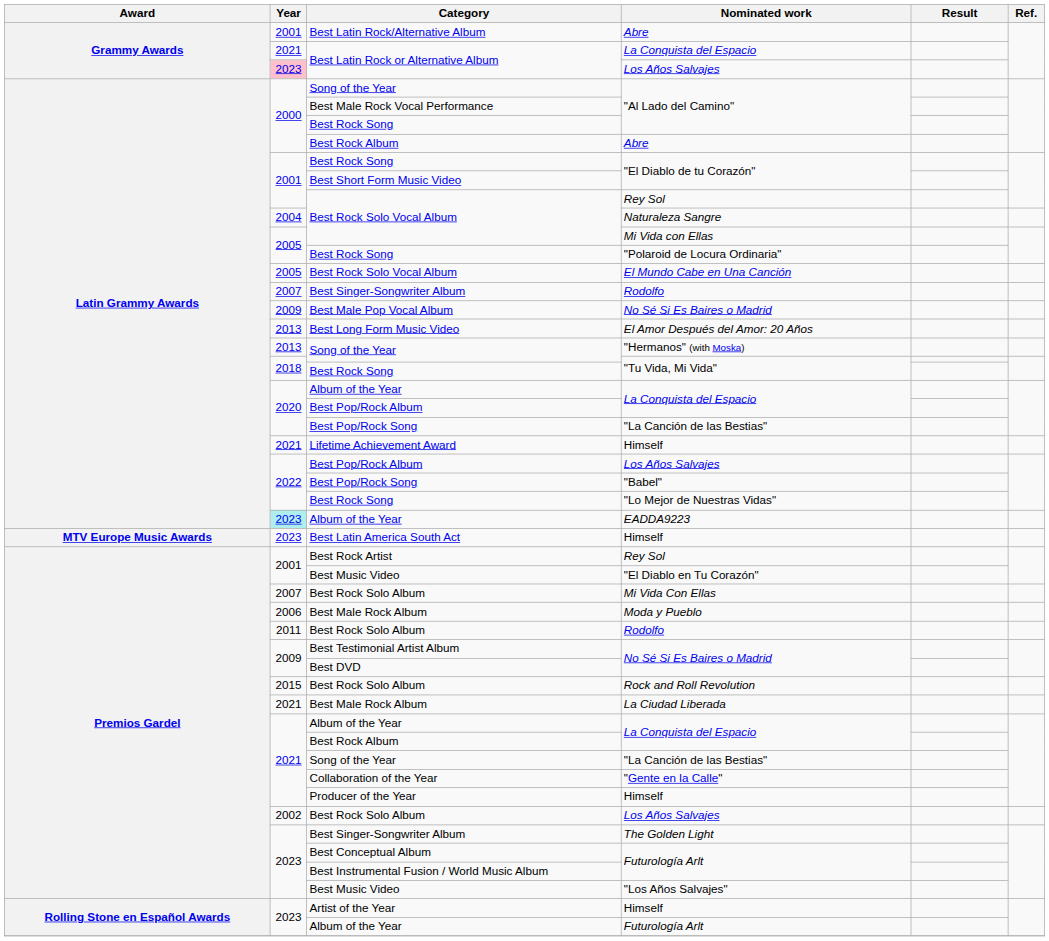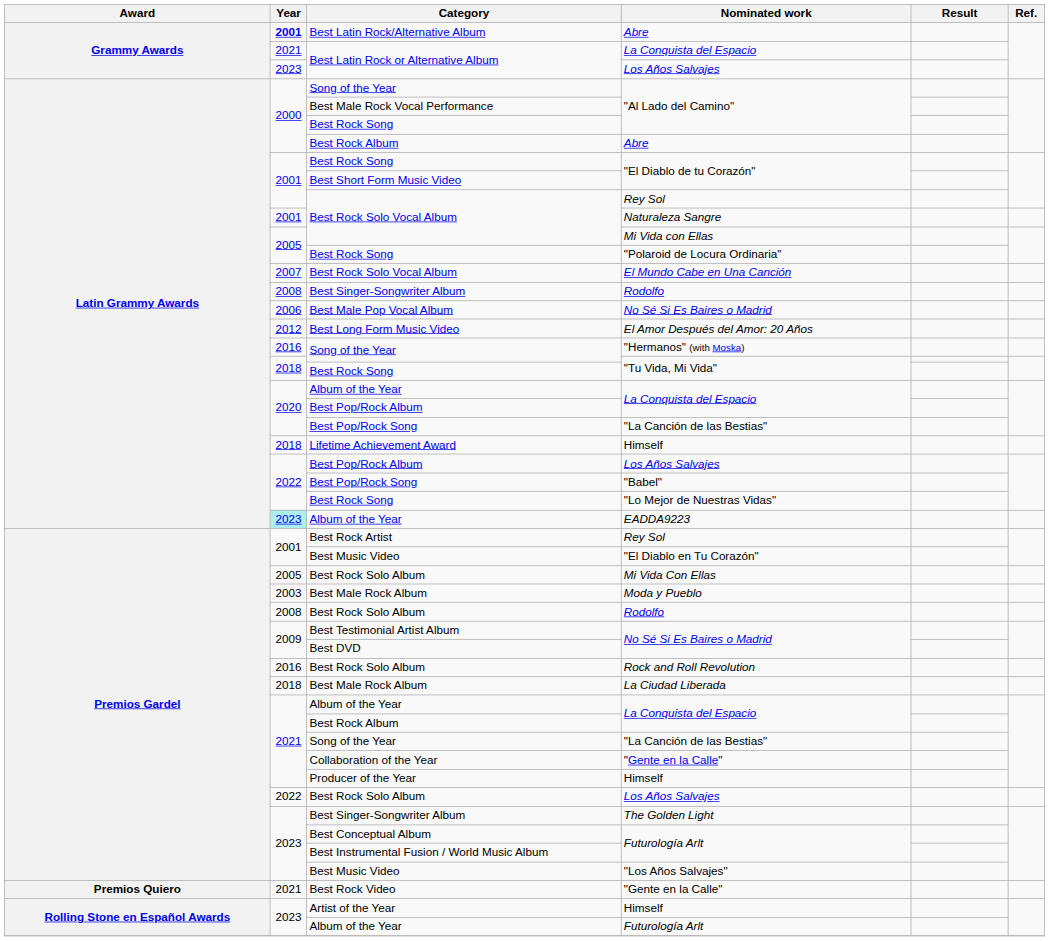(289, 32) normal -> (289, 32) bold
(289, 69) pink background -> (289, 69) no background
(289, 217) 2004 -> (289, 217) 2001
(289, 273) 2005 -> (289, 273) 2007
(289, 291) 2007 -> (289, 291) 2008
(289, 310) 2009 -> (289, 310) 2006
(289, 328) 2013 -> (289, 328) 2012
(289, 347) 2013 -> (289, 347) 2016
(289, 445) 2021 -> (289, 445) 2018
- row: (385, 537)
(289, 593) 2007 -> (289, 574) 2005
(289, 611) 2006 -> (289, 593) 2003
(289, 630) 2011 -> (289, 611) 2008
(289, 686) 2015 -> (289, 667) 2016
(289, 704) 2021 -> (289, 686) 2018
(289, 815) 2002 -> (289, 797) 2022
+ row: (353, 889)
